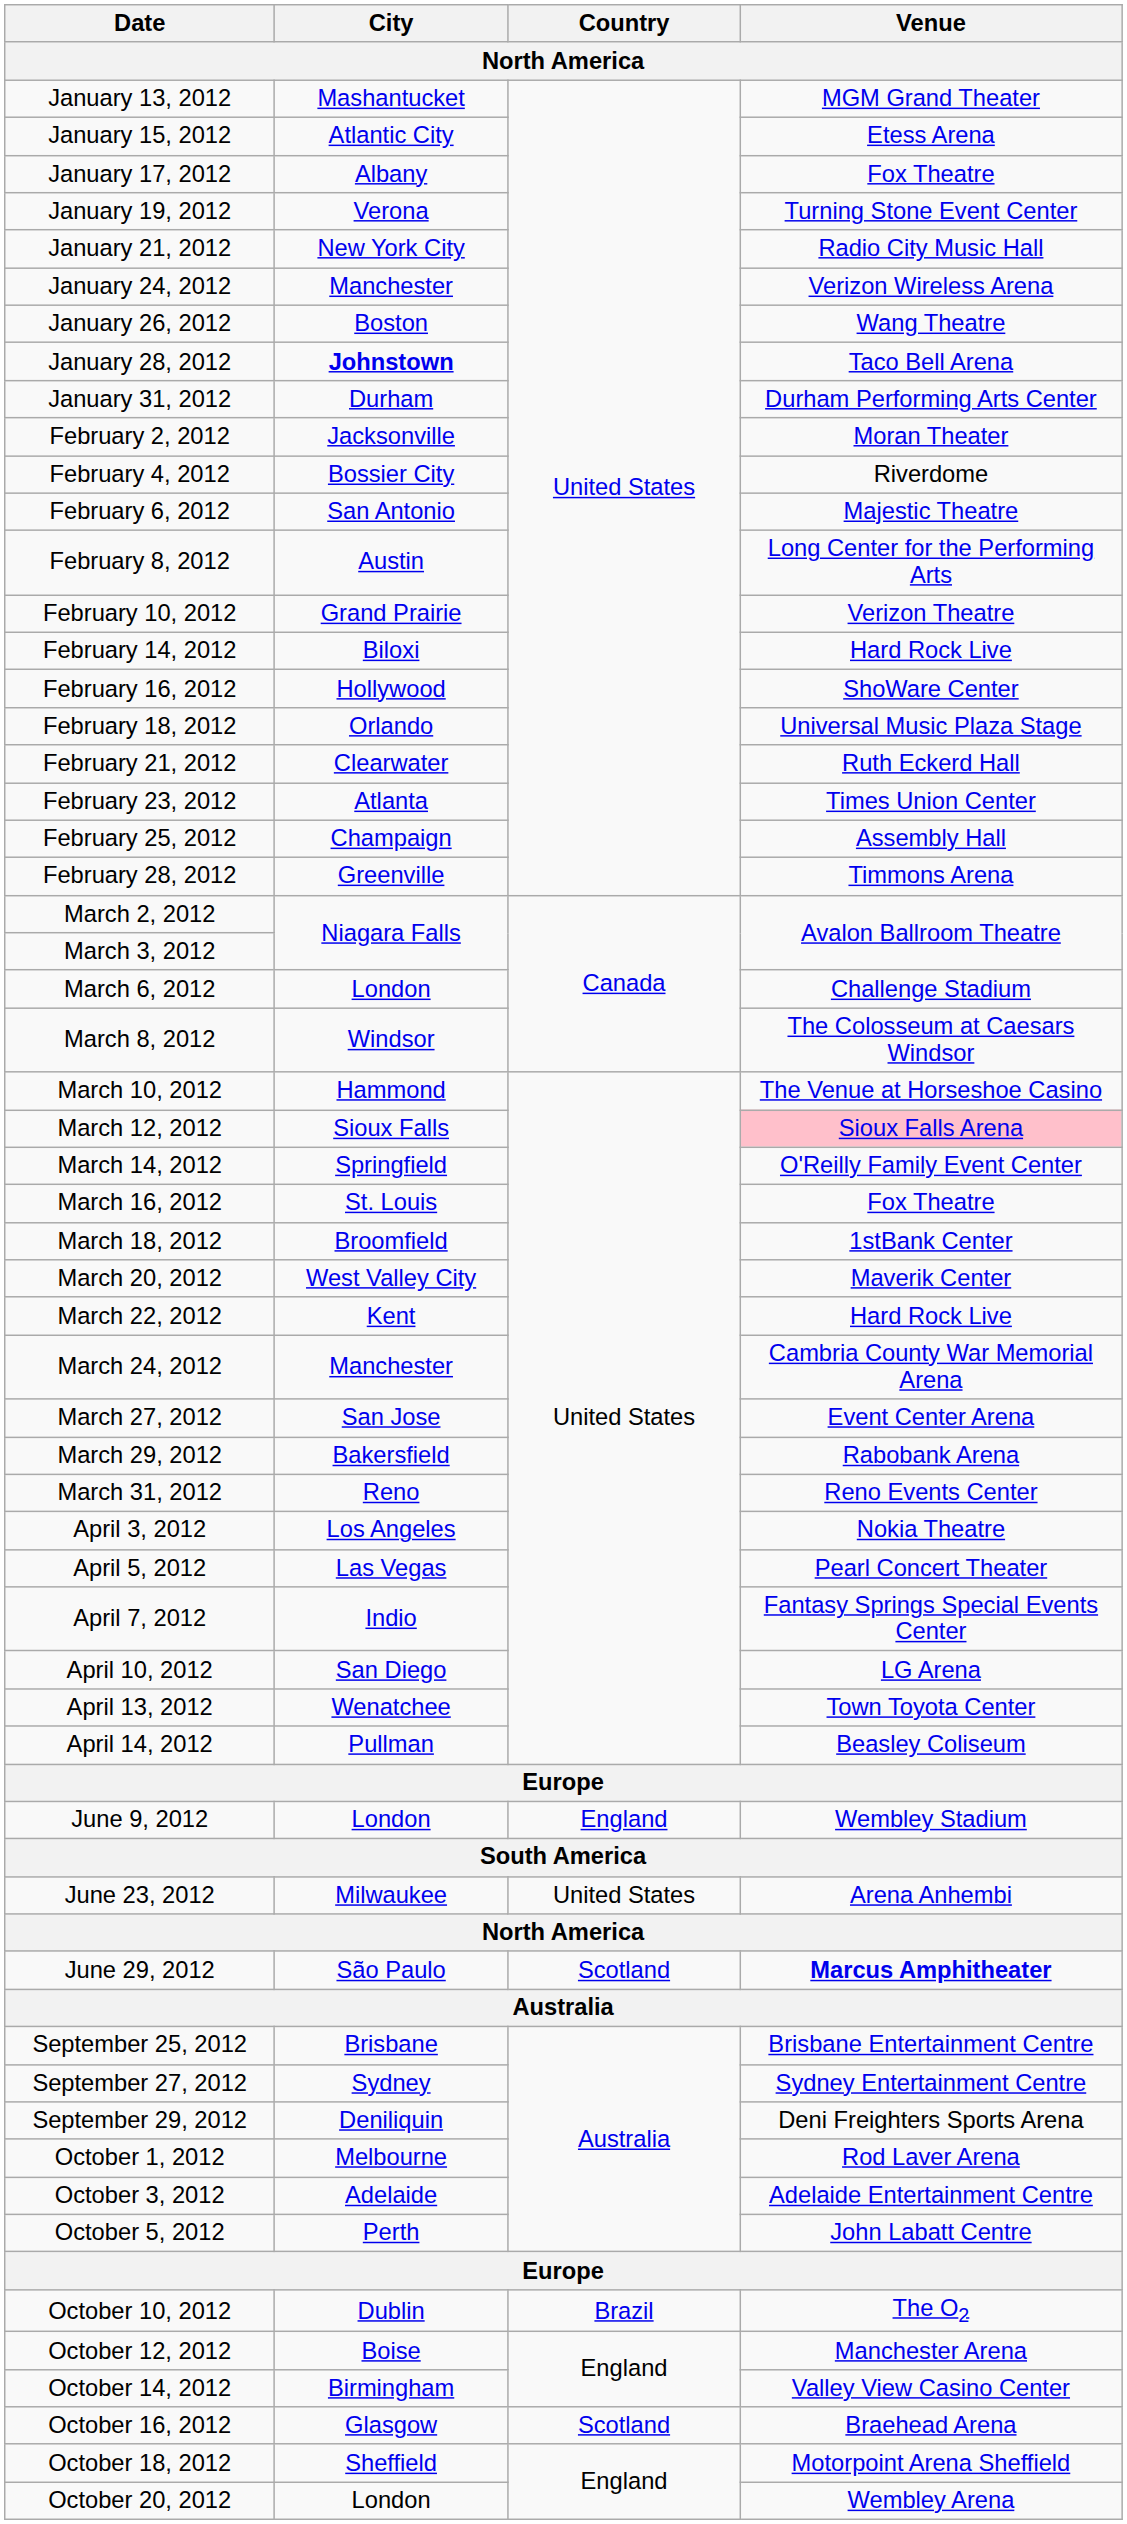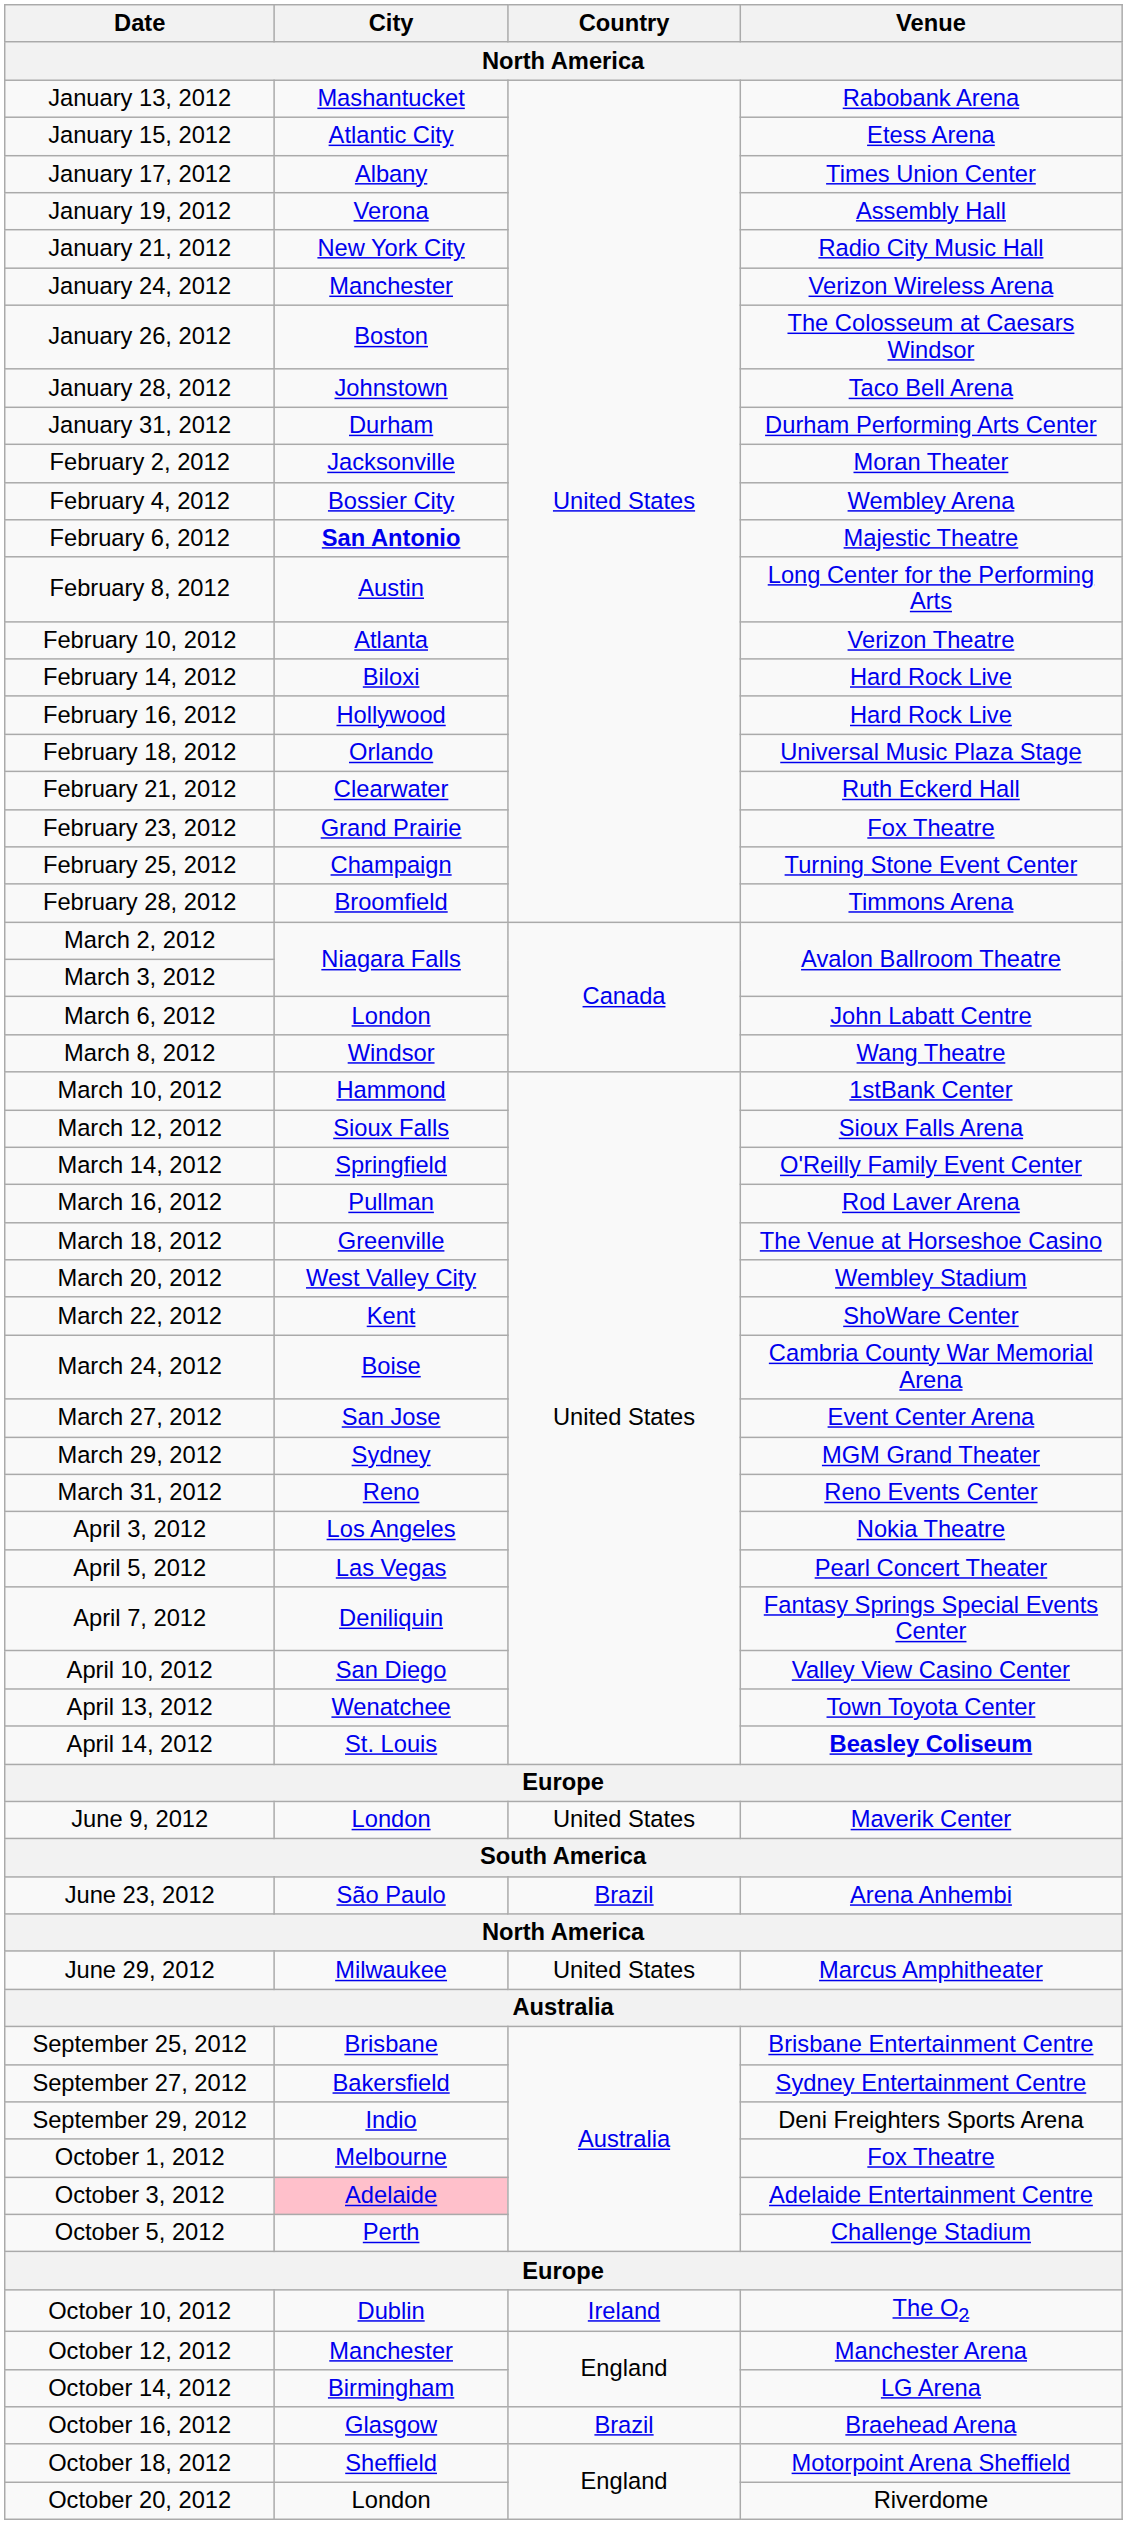(931, 98) MGM Grand Theater -> (931, 98) Rabobank Arena
(931, 173) Fox Theatre -> (931, 173) Times Union Center
(931, 211) Turning Stone Event Center -> (931, 211) Assembly Hall
(931, 323) Wang Theatre -> (931, 337) The Colosseum at Caesars Windsor
(391, 361) bold -> (391, 387) normal
(931, 473) Riverdome -> (931, 500) Wembley Arena
(391, 511) normal -> (391, 538) bold
(391, 613) Grand Prairie -> (391, 639) Atlanta
(931, 688) ShoWare Center -> (931, 714) Hard Rock Live
(391, 801) Atlanta -> (391, 827) Grand Prairie
(931, 801) Times Union Center -> (931, 827) Fox Theatre
(931, 838) Assembly Hall -> (931, 865) Turning Stone Event Center
(391, 876) Greenville -> (391, 902) Broomfield
(931, 988) Challenge Stadium -> (931, 1015) John Labatt Centre
(931, 1039) The Colosseum at Caesars Windsor -> (931, 1052) Wang Theatre
(931, 1090) The Venue at Horseshoe Casino -> (931, 1090) 1stBank Center
(931, 1128) pink background -> (931, 1128) no background
(391, 1203) St. Louis -> (391, 1203) Pullman
(931, 1203) Fox Theatre -> (931, 1203) Rod Laver Arena
(391, 1240) Broomfield -> (391, 1240) Greenville
(931, 1240) 1stBank Center -> (931, 1240) The Venue at Horseshoe Casino
(931, 1278) Maverik Center -> (931, 1278) Wembley Stadium
(931, 1315) Hard Rock Live -> (931, 1315) ShoWare Center
(391, 1366) Manchester -> (391, 1366) Boise
(391, 1455) Bakersfield -> (391, 1455) Sydney
(931, 1455) Rabobank Arena -> (931, 1455) MGM Grand Theater
(391, 1618) Indio -> (391, 1618) Deniliquin
(931, 1669) LG Arena -> (931, 1669) Valley View Casino Center
(391, 1744) Pullman -> (391, 1744) St. Louis
(931, 1744) normal -> (931, 1744) bold
(624, 1819) England -> (624, 1819) United States
(931, 1819) Wembley Stadium -> (931, 1819) Maverik Center
(391, 1894) Milwaukee -> (391, 1894) São Paulo
(624, 1894) United States -> (624, 1894) Brazil
(391, 1970) São Paulo -> (391, 1970) Milwaukee
(624, 1970) Scotland -> (624, 1970) United States
(931, 1970) bold -> (931, 1970) normal
(391, 2082) Sydney -> (391, 2082) Bakersfield
(391, 2120) Deniliquin -> (391, 2120) Indio
(931, 2157) Rod Laver Arena -> (931, 2157) Fox Theatre
(391, 2195) no background -> (391, 2195) pink background
(931, 2232) John Labatt Centre -> (931, 2232) Challenge Stadium
(624, 2310) Brazil -> (624, 2310) Ireland
(391, 2350) Boise -> (391, 2350) Manchester
(931, 2387) Valley View Casino Center -> (931, 2387) LG Arena
(624, 2425) Scotland -> (624, 2425) Brazil
(931, 2500) Wembley Arena -> (931, 2500) Riverdome
